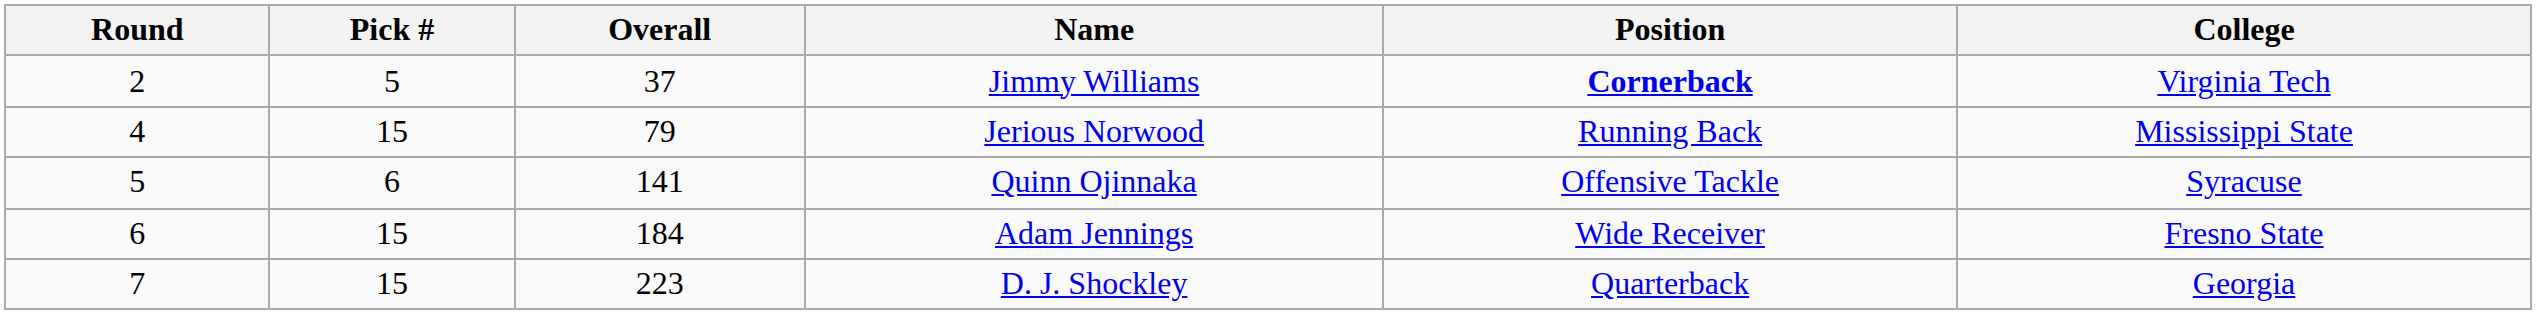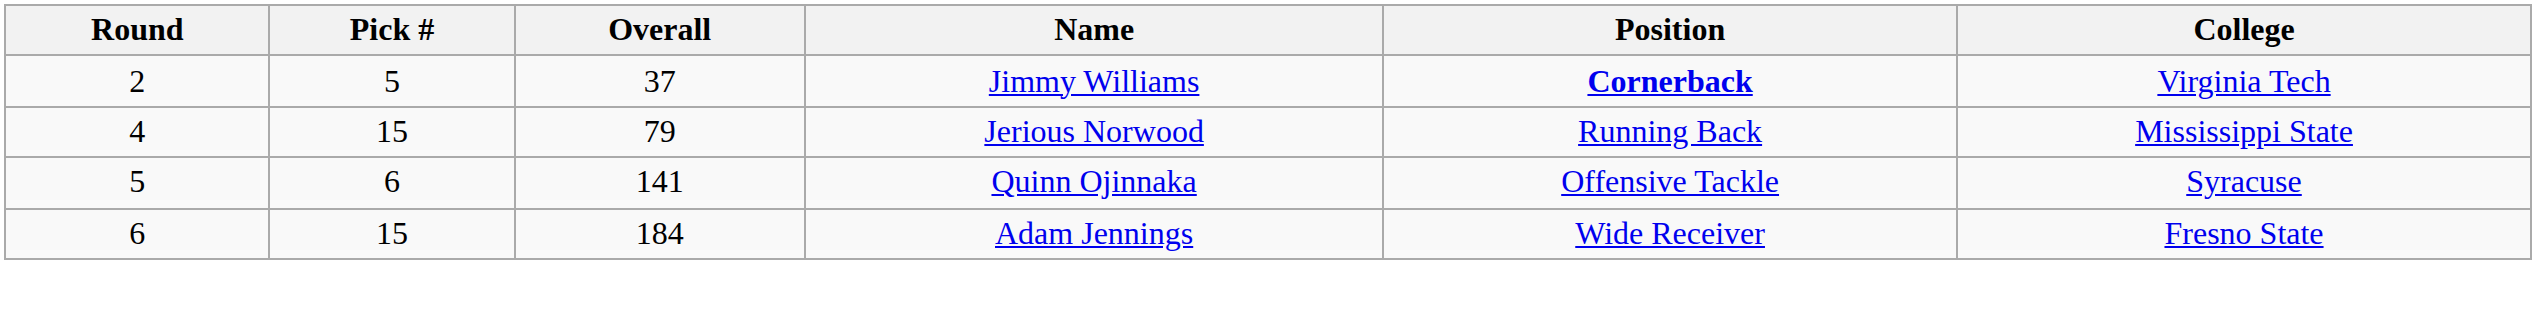- row: (1094, 283)
